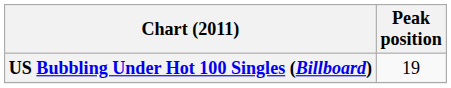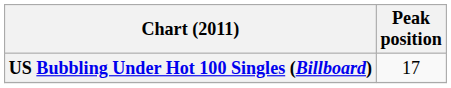(411, 67) 19 -> (411, 67) 17
